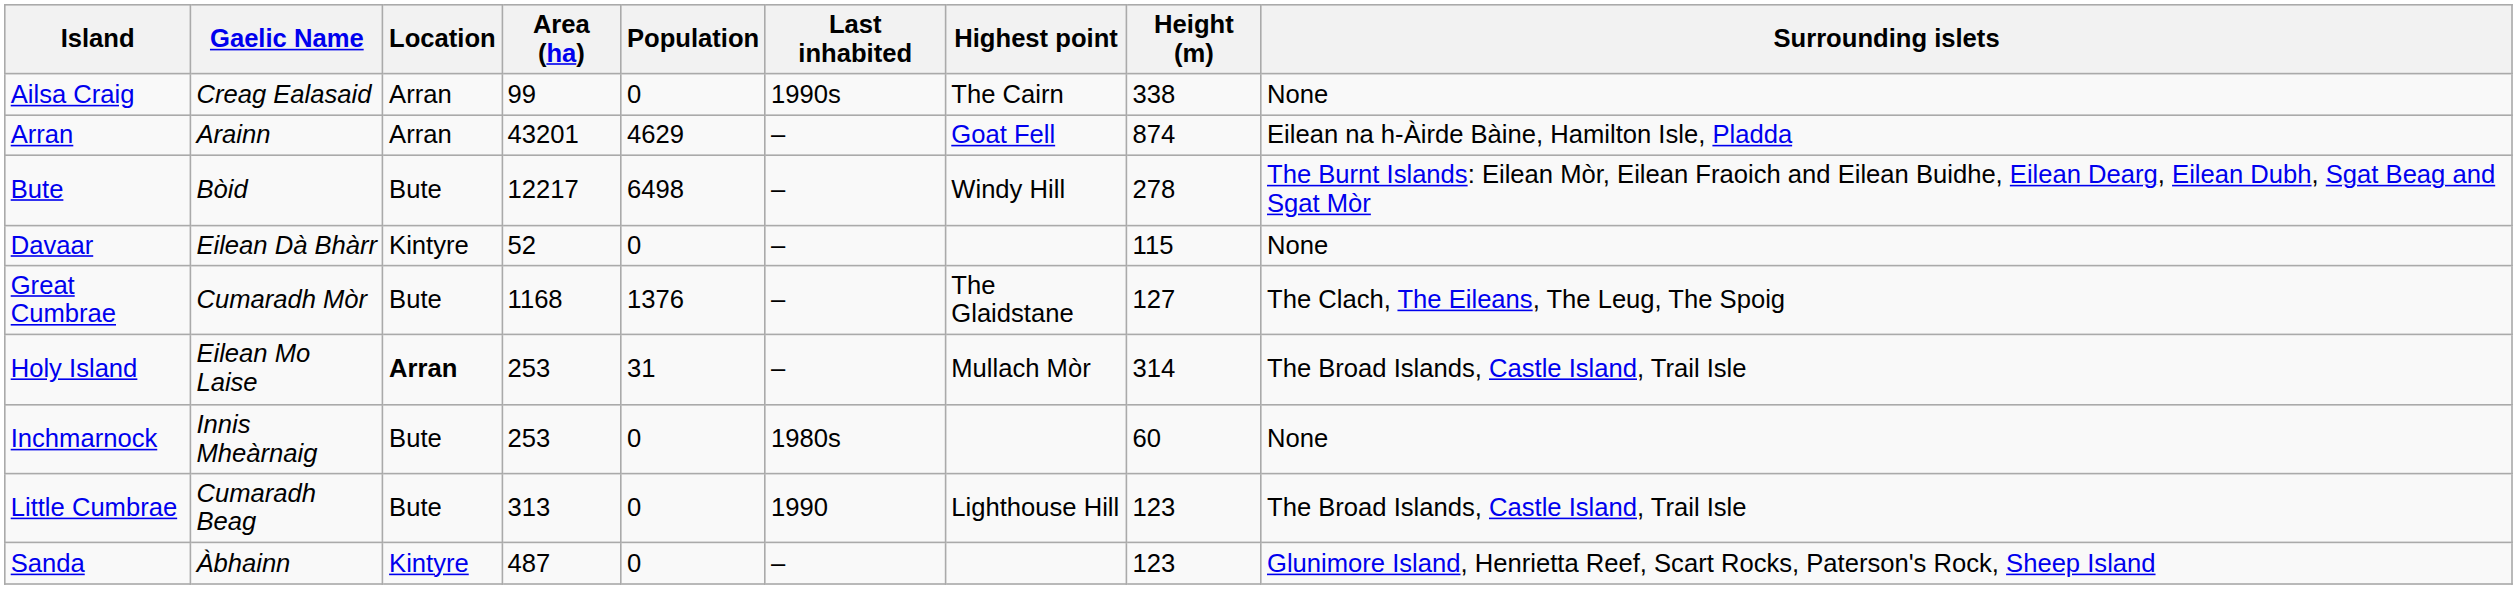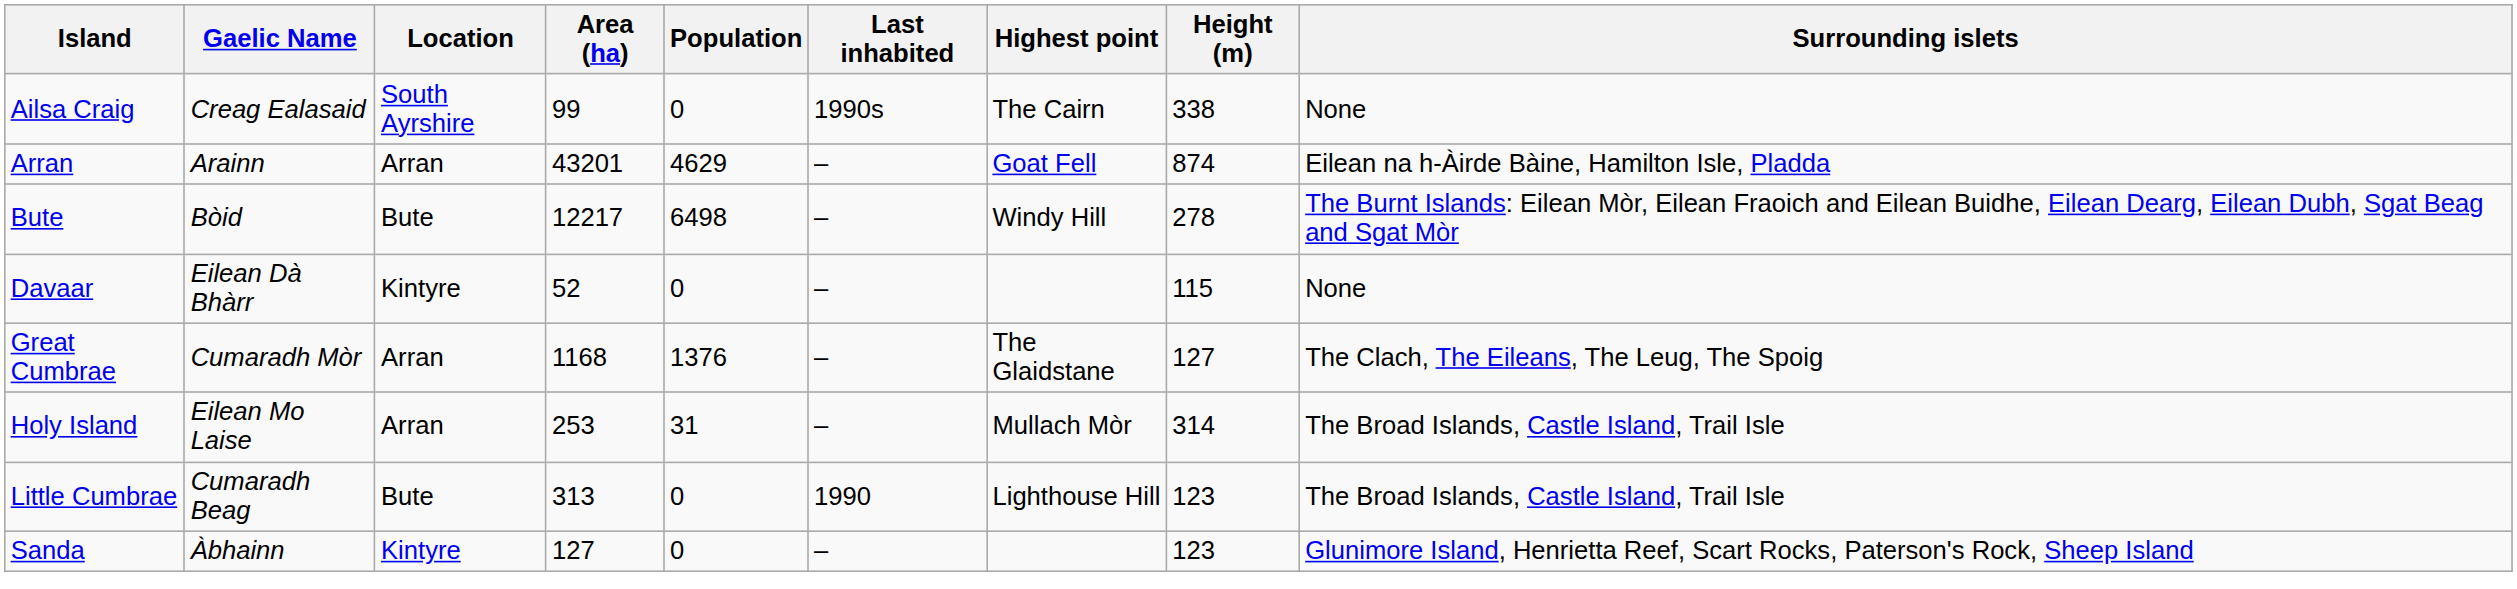(420, 94) Arran -> (428, 108) South Ayrshire
(415, 299) Bute -> (412, 357) Arran
(423, 369) bold -> (412, 426) normal
- row: (84, 438)
(529, 563) 487 -> (573, 551) 127
